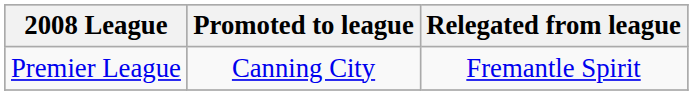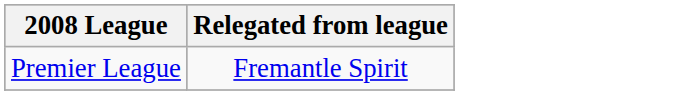- column: (304, 25)
